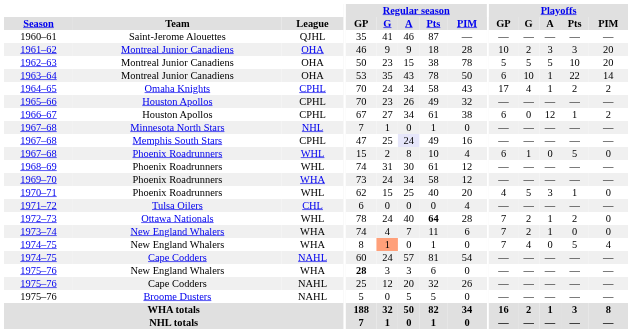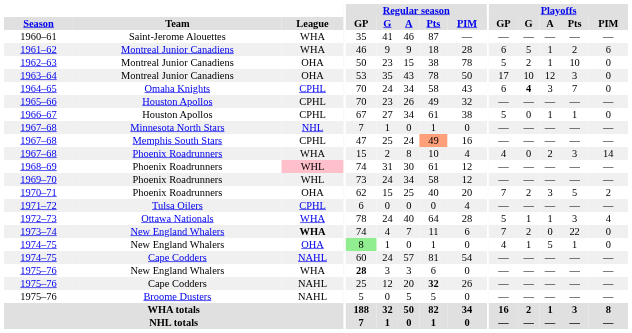(313, 36) QJHL -> (313, 36) WHA
(313, 49) OHA -> (313, 49) WHA
(503, 49) 10 -> (503, 49) 6
(529, 49) 2 -> (529, 49) 5
(550, 49) 3 -> (550, 49) 1
(575, 49) 3 -> (575, 49) 2
(608, 49) 20 -> (608, 49) 6
(529, 62) 5 -> (529, 62) 2
(550, 62) 5 -> (550, 62) 1
(608, 62) 20 -> (608, 62) 0
(503, 75) 6 -> (503, 75) 17
(550, 75) 1 -> (550, 75) 12
(575, 75) 22 -> (575, 75) 3
(608, 75) 14 -> (608, 75) 0
(503, 88) 17 -> (503, 88) 6
(529, 88) normal -> (529, 88) bold
(550, 88) 1 -> (550, 88) 3
(575, 88) 2 -> (575, 88) 7
(608, 88) 2 -> (608, 88) 0
(503, 114) 6 -> (503, 114) 5
(550, 114) 12 -> (550, 114) 1
(608, 114) 2 -> (608, 114) 0
(409, 140) lavender background -> (409, 140) no background
(433, 140) no background -> (433, 140) lightsalmon background
(313, 153) WHL -> (313, 153) WHA
(503, 153) 6 -> (503, 153) 4
(529, 153) 1 -> (529, 153) 0
(550, 153) 0 -> (550, 153) 2
(575, 153) 5 -> (575, 153) 3
(608, 153) 0 -> (608, 153) 14
(313, 166) no background -> (313, 166) pink background
(313, 179) WHA -> (313, 179) WHL
(313, 192) WHL -> (313, 192) OHA
(503, 192) 4 -> (503, 192) 7
(529, 192) 5 -> (529, 192) 2
(575, 192) 1 -> (575, 192) 5
(608, 192) 0 -> (608, 192) 2
(313, 205) CHL -> (313, 205) CPHL
(313, 218) WHL -> (313, 218) WHA
(433, 218) bold -> (433, 218) normal
(503, 218) 7 -> (503, 218) 5
(529, 218) 2 -> (529, 218) 1
(575, 218) 2 -> (575, 218) 3
(608, 218) 0 -> (608, 218) 4
(313, 231) normal -> (313, 231) bold
(550, 231) 1 -> (550, 231) 0
(575, 231) 0 -> (575, 231) 22
(313, 244) WHA -> (313, 244) OHA
(361, 244) no background -> (361, 244) lightgreen background
(387, 244) lightsalmon background -> (387, 244) no background
(503, 244) 7 -> (503, 244) 4
(529, 244) 4 -> (529, 244) 1
(550, 244) 0 -> (550, 244) 5
(575, 244) 5 -> (575, 244) 1
(608, 244) 4 -> (608, 244) 0
(433, 283) normal -> (433, 283) bold
